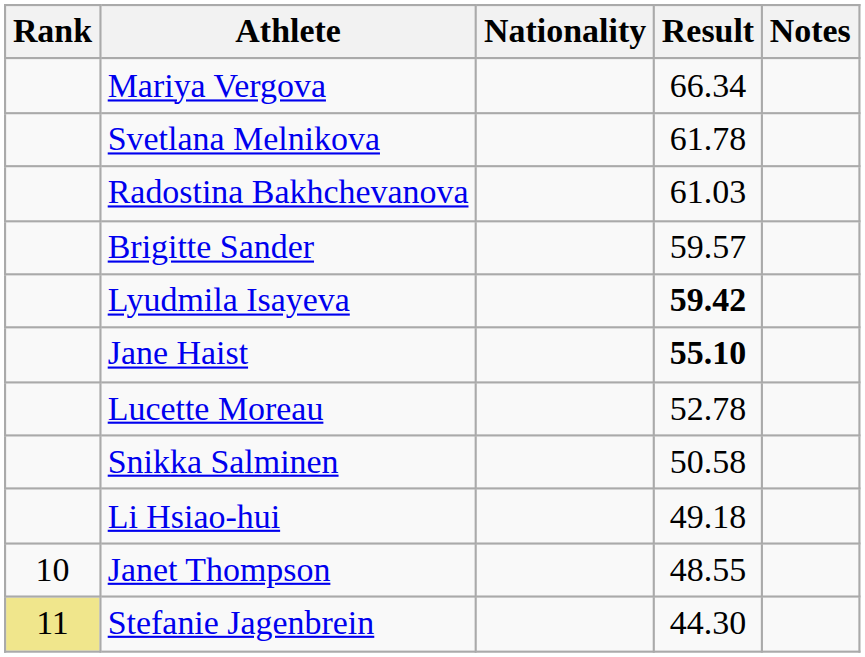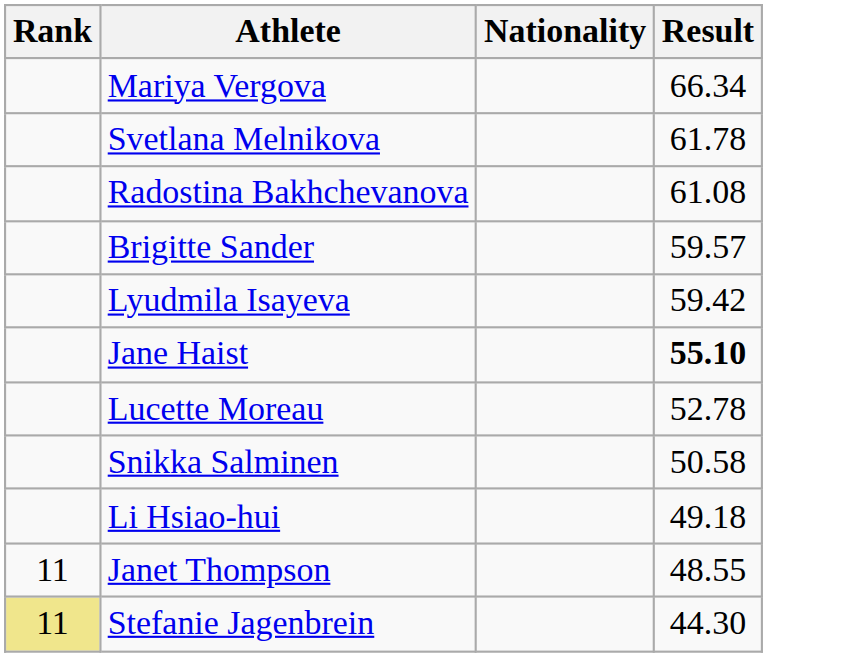- column: (810, 31)
(708, 192) 61.03 -> (708, 192) 61.08
(708, 300) bold -> (708, 300) normal
(52, 569) 10 -> (52, 569) 11
